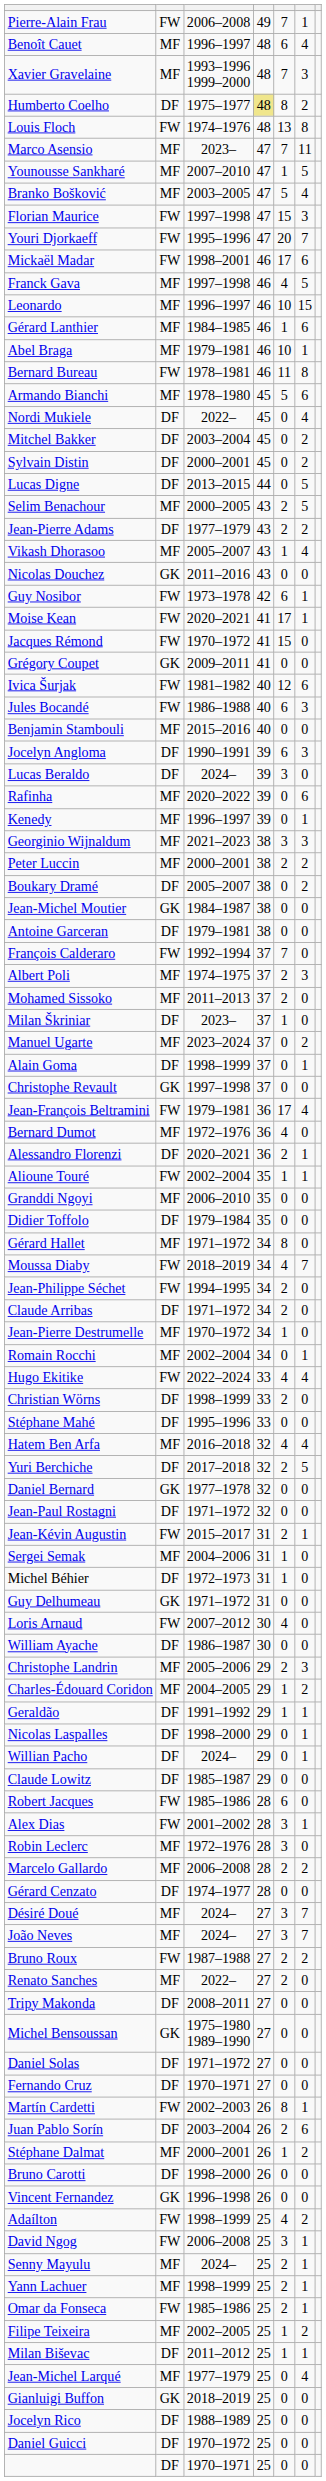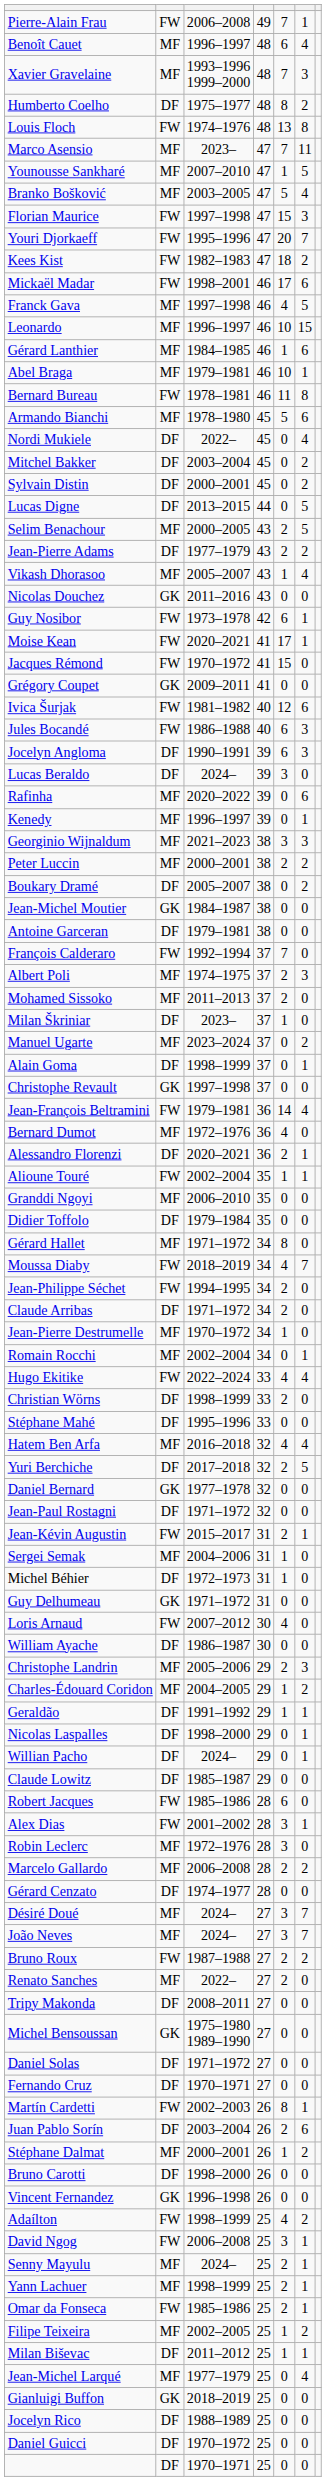(264, 104) khaki background -> (264, 104) no background
+ row: (35, 261)
- row: (66, 730)
(284, 1109) 17 -> (284, 1109) 14
